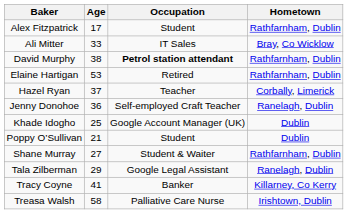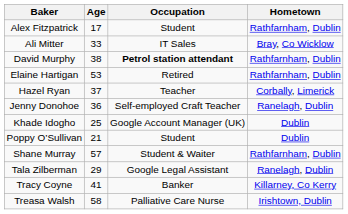(96, 153) 27 -> (96, 153) 57
